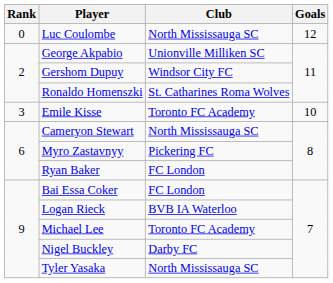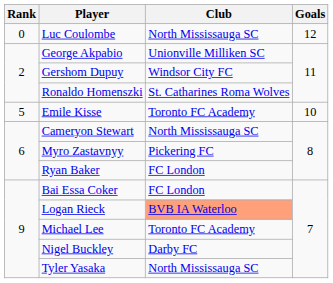(22, 111) 3 -> (22, 111) 5
(193, 209) no background -> (193, 209) lightsalmon background
